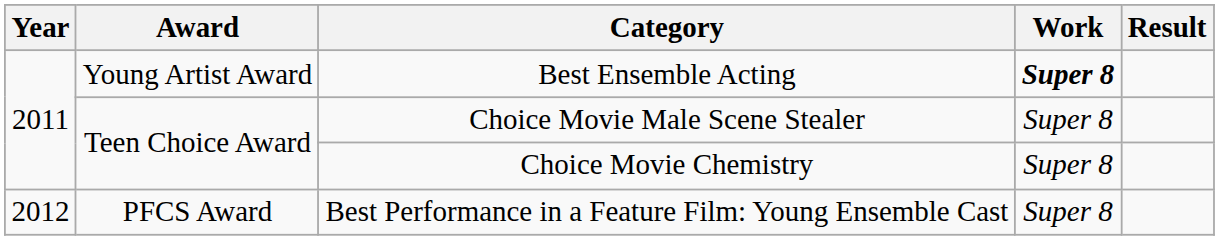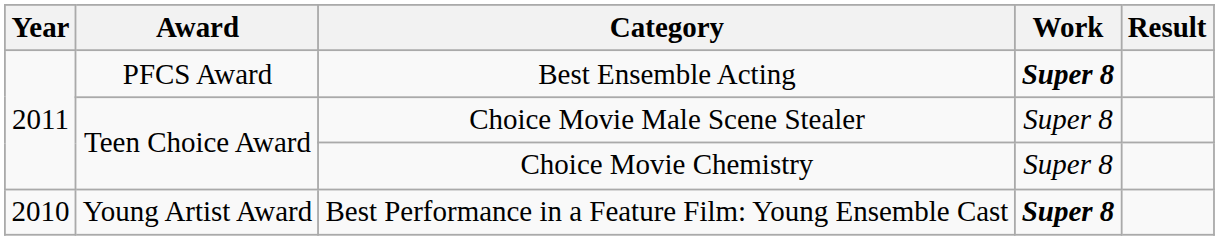(198, 73) Young Artist Award -> (198, 73) PFCS Award
(41, 211) 2012 -> (41, 211) 2010
(198, 211) PFCS Award -> (198, 211) Young Artist Award
(1068, 211) normal -> (1068, 211) bold
